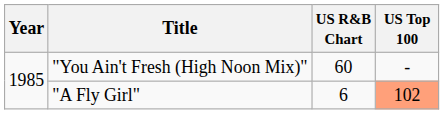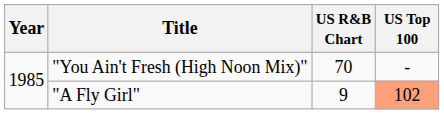(343, 66) 60 -> (343, 66) 70
(343, 94) 6 -> (343, 94) 9
